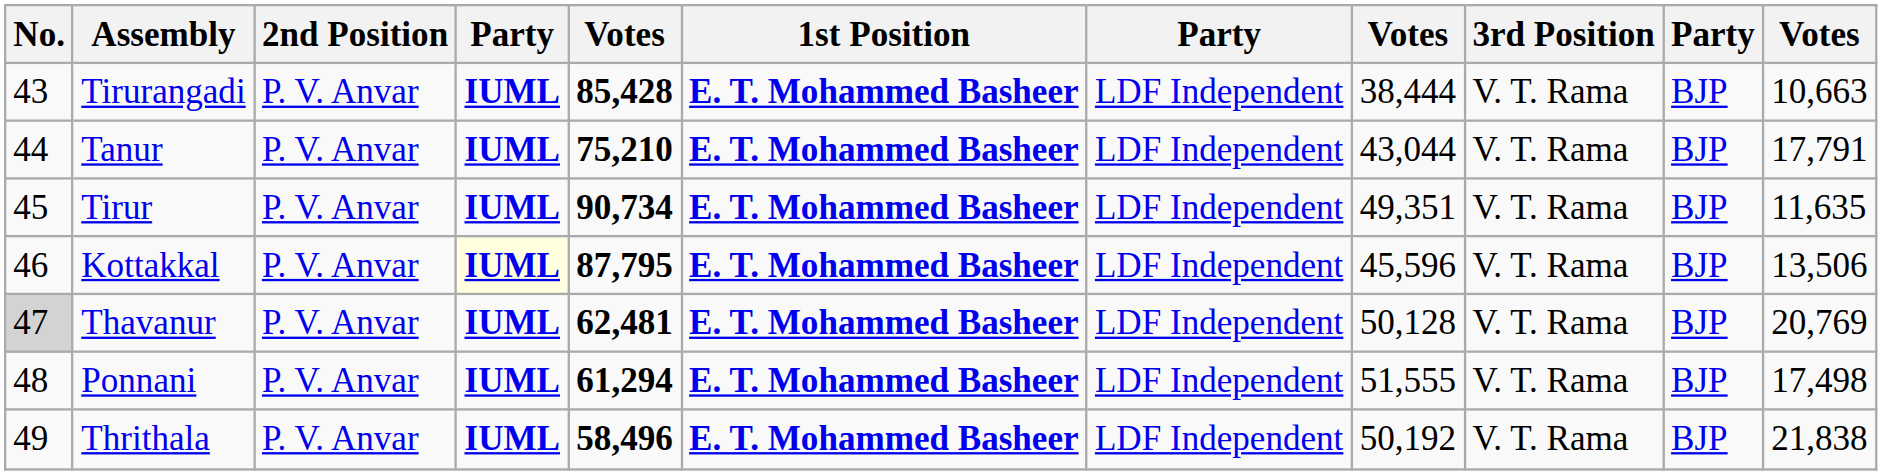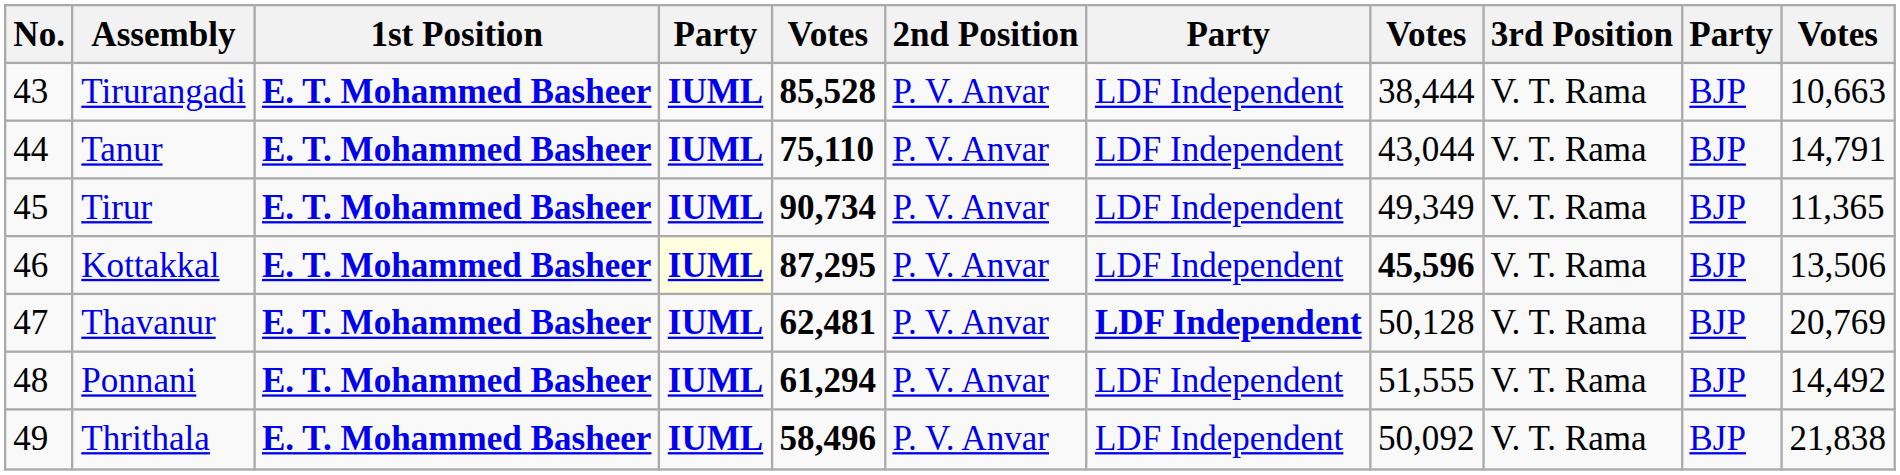columns swapped: (884, 33) <-> (355, 33)
(625, 91) 85,428 -> (828, 91) 85,528
(625, 149) 75,210 -> (827, 149) 75,110
(1819, 149) 17,791 -> (1838, 149) 14,791
(1408, 207) 49,351 -> (1426, 207) 49,349
(1819, 207) 11,635 -> (1837, 207) 11,365
(625, 265) 87,795 -> (828, 265) 87,295
(1408, 265) normal -> (1426, 265) bold
(31, 323) lightgrey background -> (31, 323) no background
(1219, 323) normal -> (1228, 323) bold
(1819, 381) 17,498 -> (1838, 381) 14,492
(1408, 438) 50,192 -> (1426, 438) 50,092
